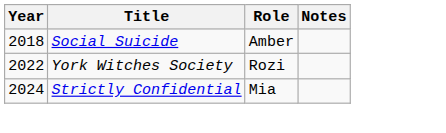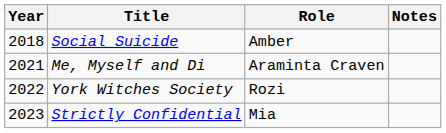+ row: (128, 66)
(26, 91) 2024 -> (26, 115) 2023
